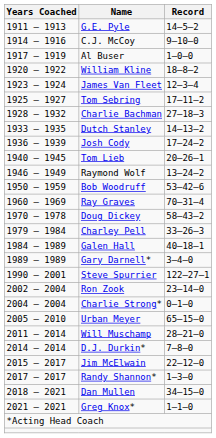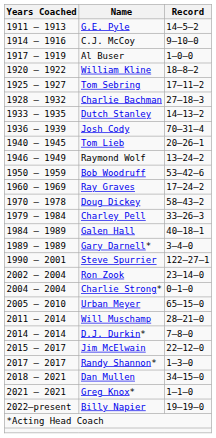- row: (121, 85)
(185, 143) 17–24–2 -> (185, 129) 70–31–4
(185, 202) 70–31–4 -> (185, 187) 17–24–2
+ row: (113, 406)
